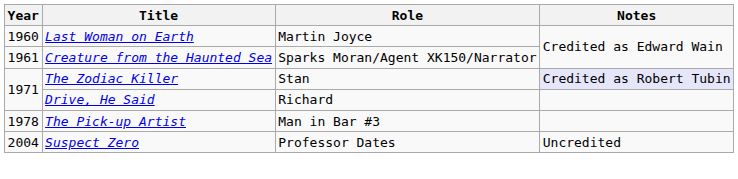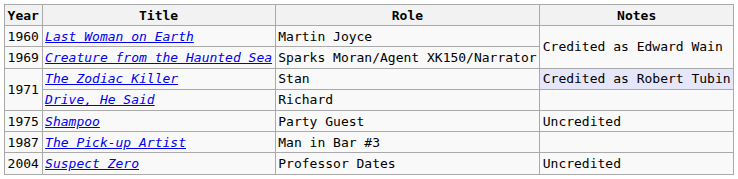(23, 57) 1961 -> (23, 57) 1969
+ row: (72, 121)
(23, 121) 1978 -> (23, 142) 1987
